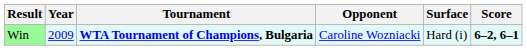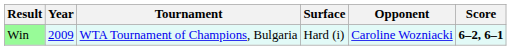columns swapped: (447, 14) <-> (370, 14)
(196, 34) bold -> (189, 34) normal
